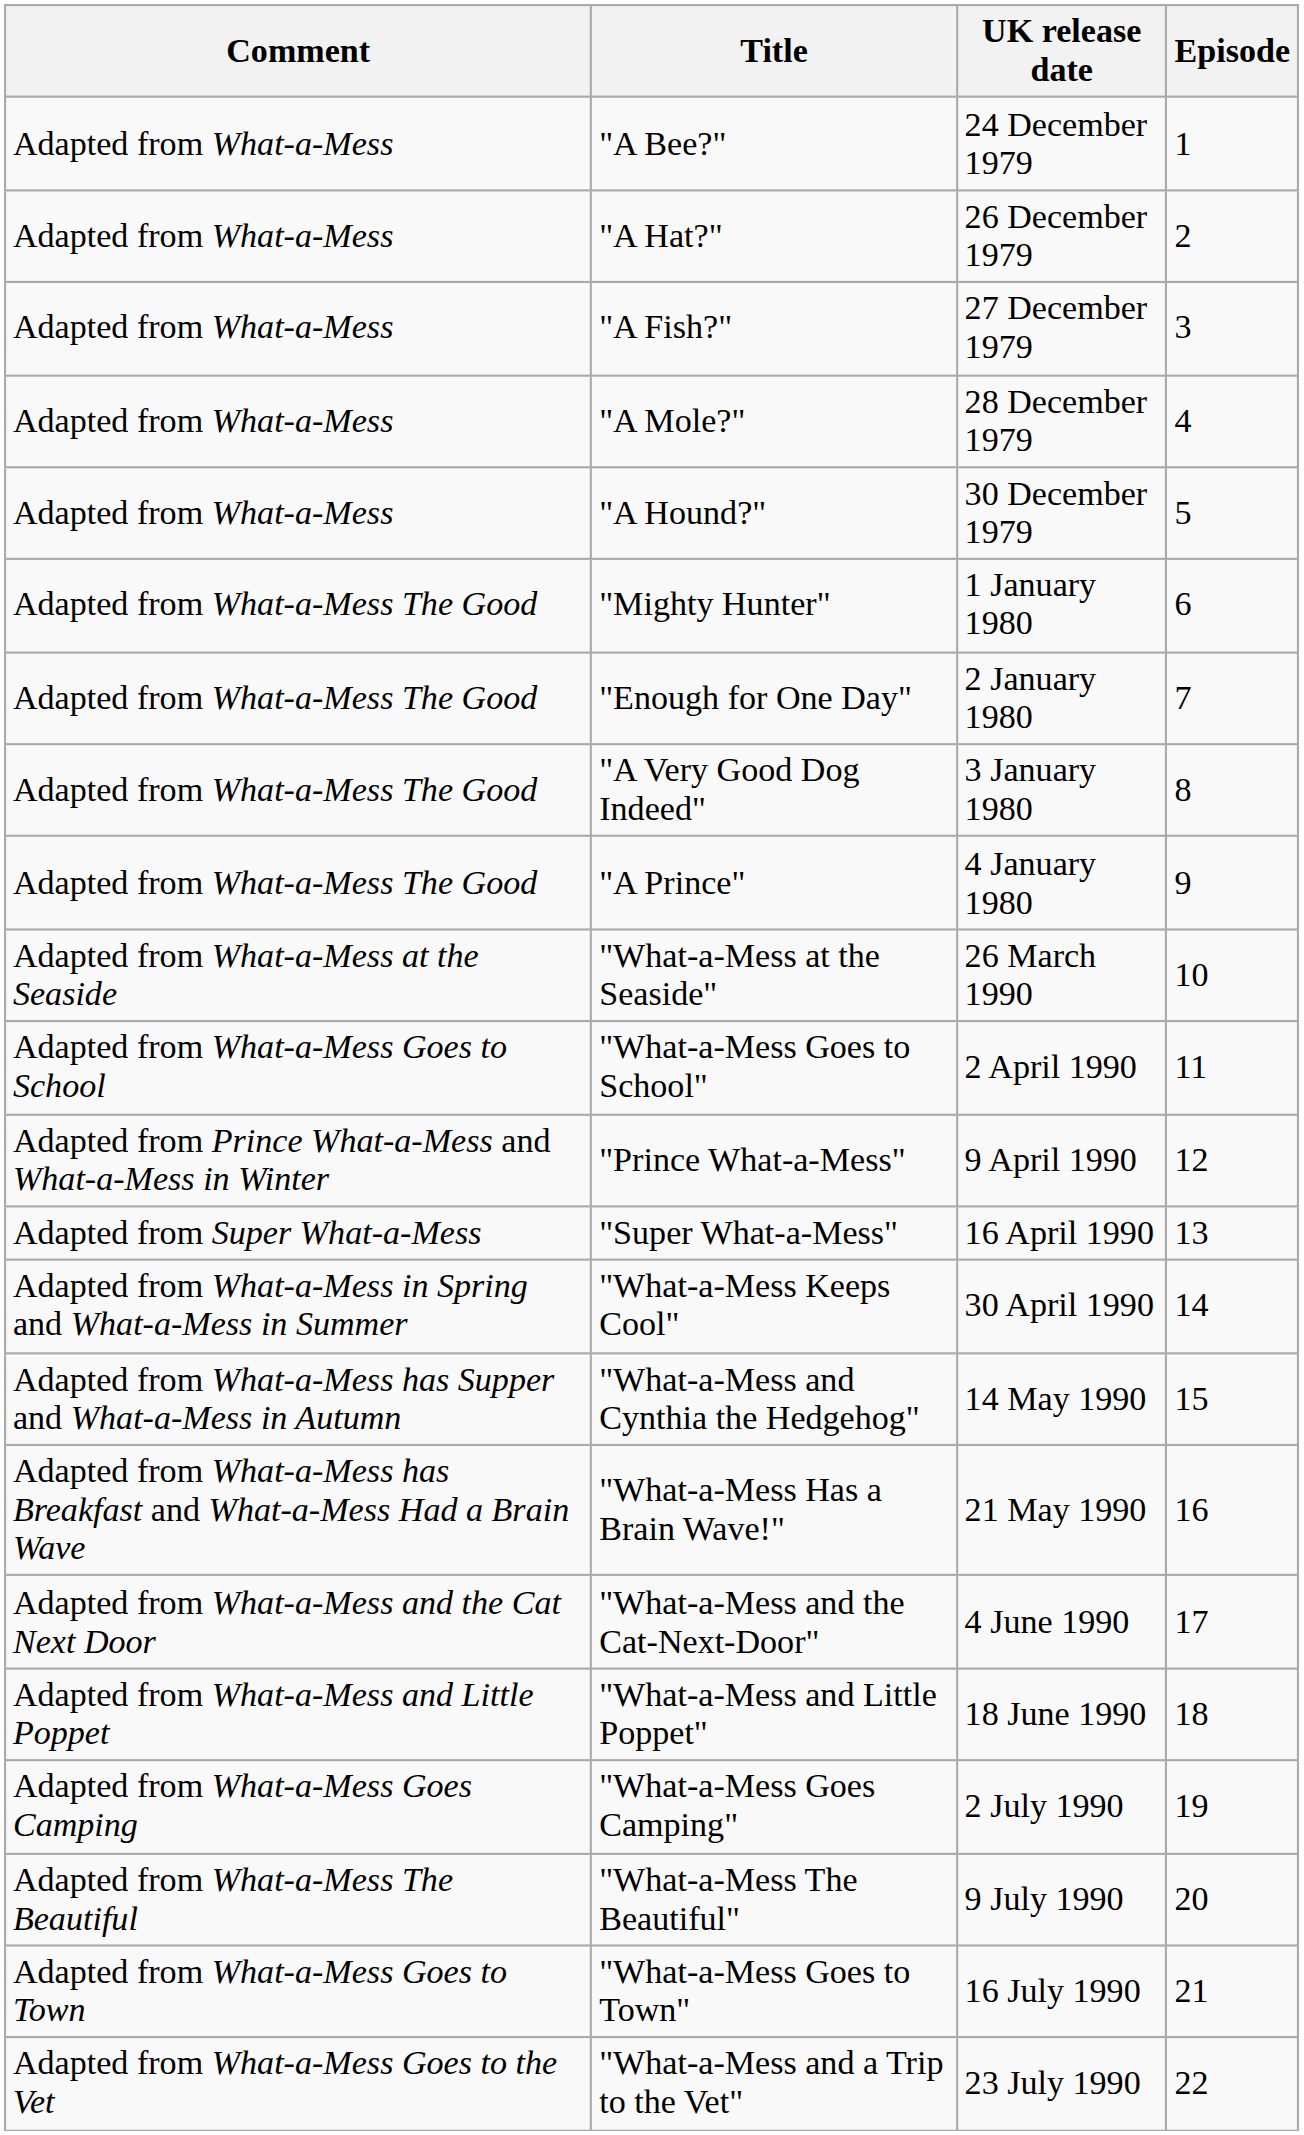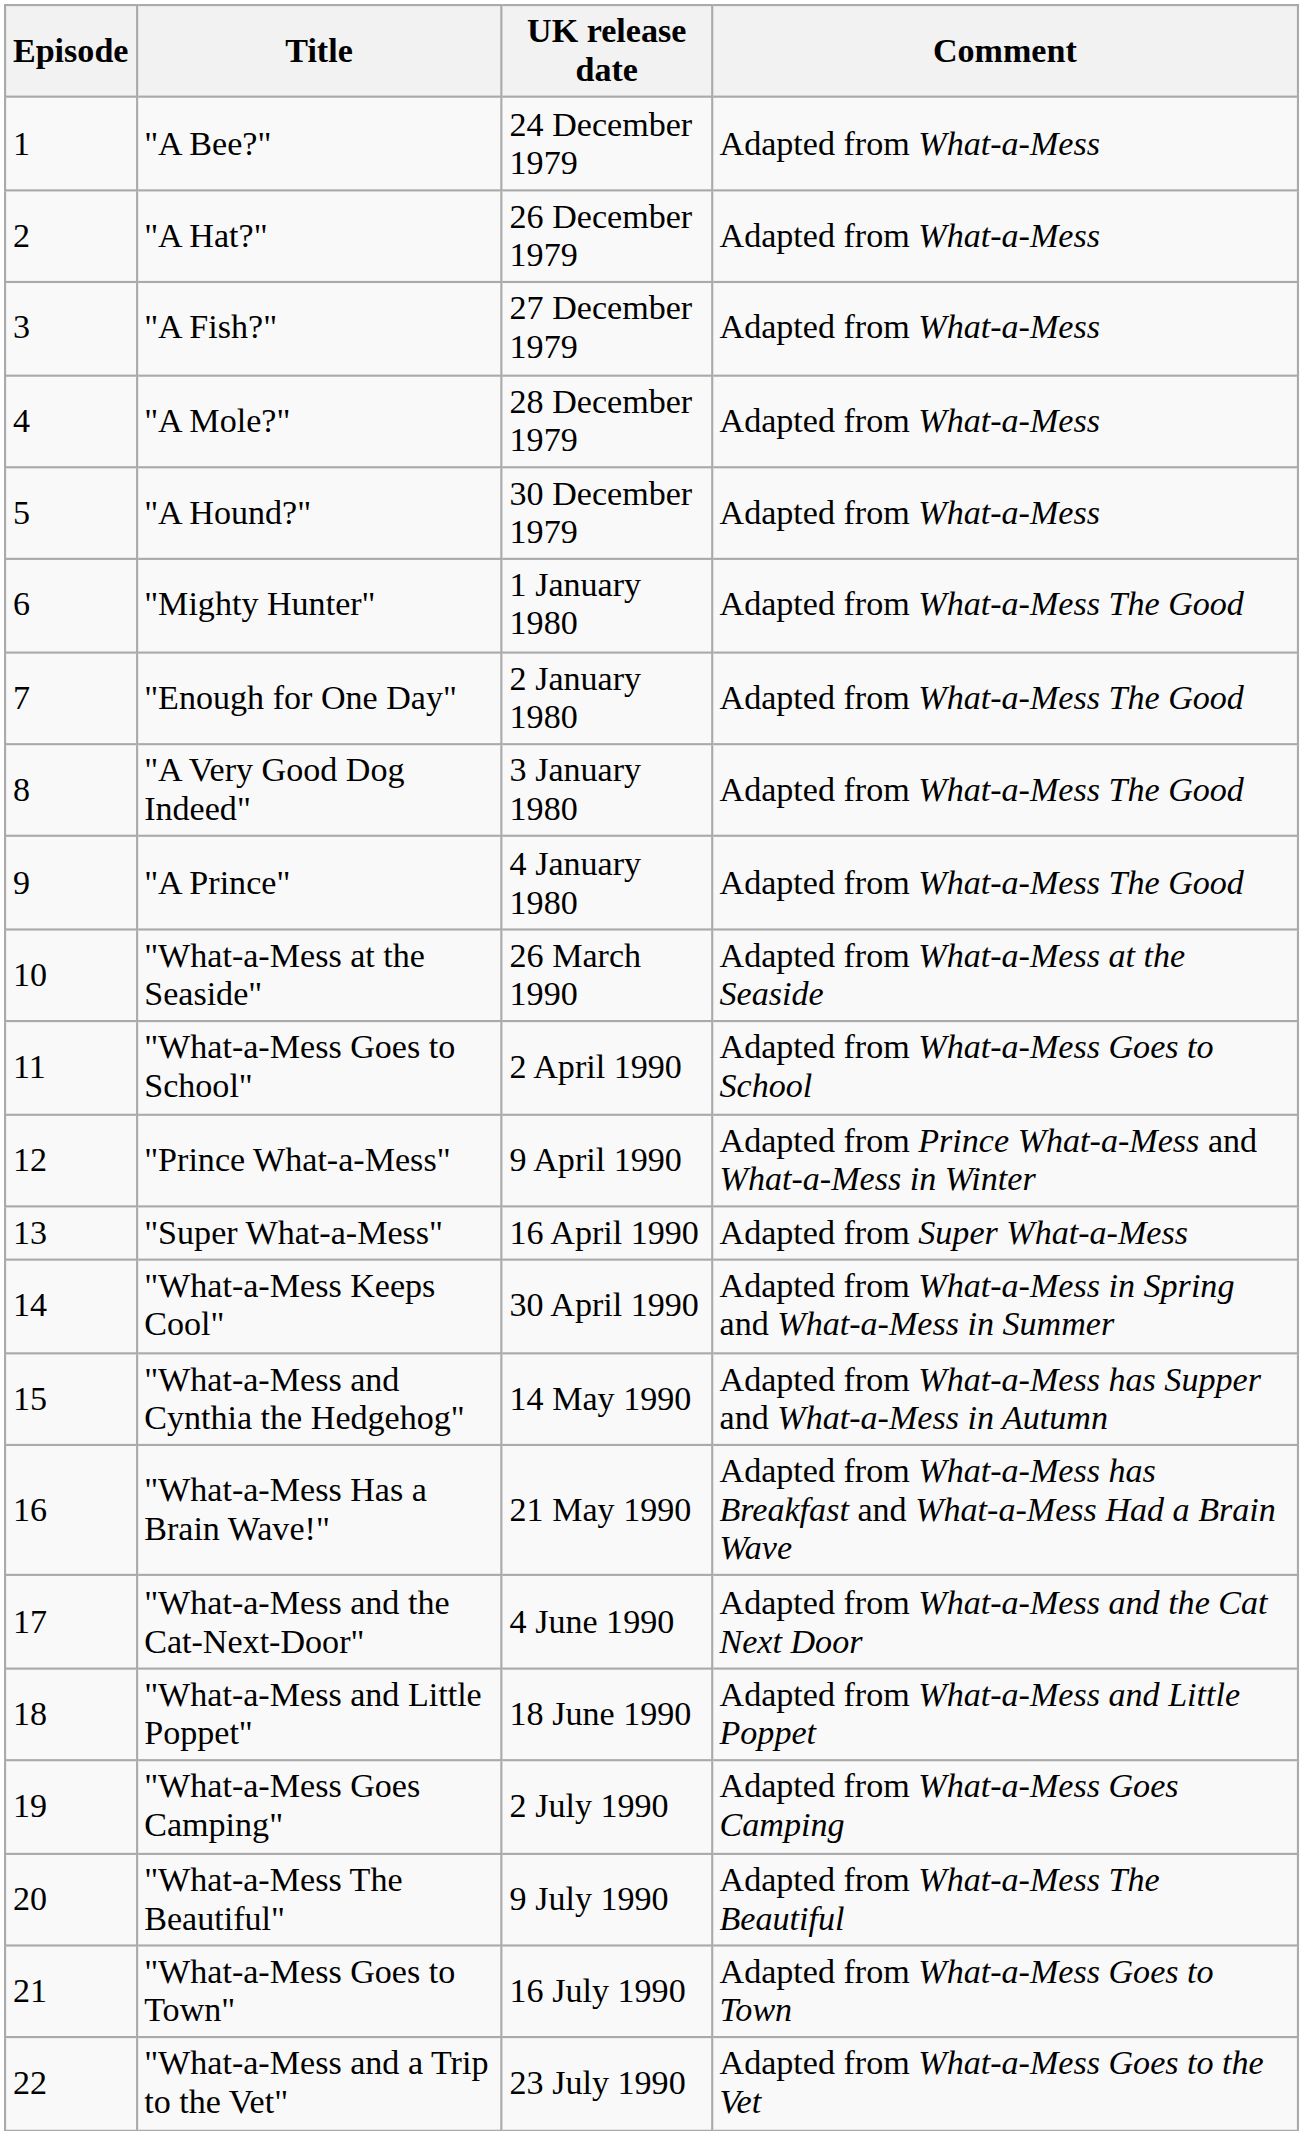columns swapped: (1232, 50) <-> (298, 50)
